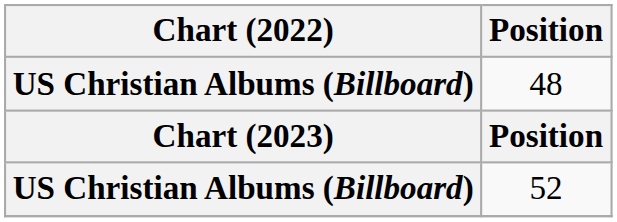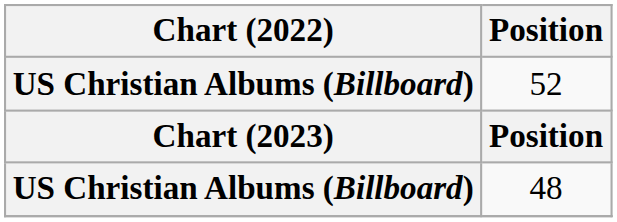rows swapped: (546, 83) <-> (546, 188)
